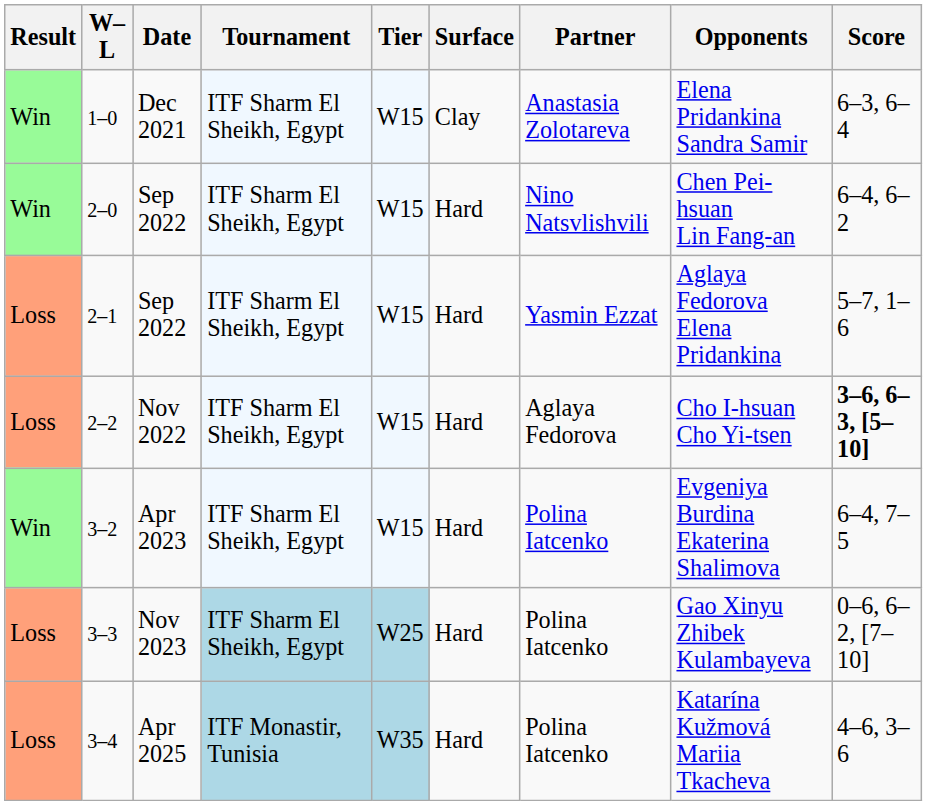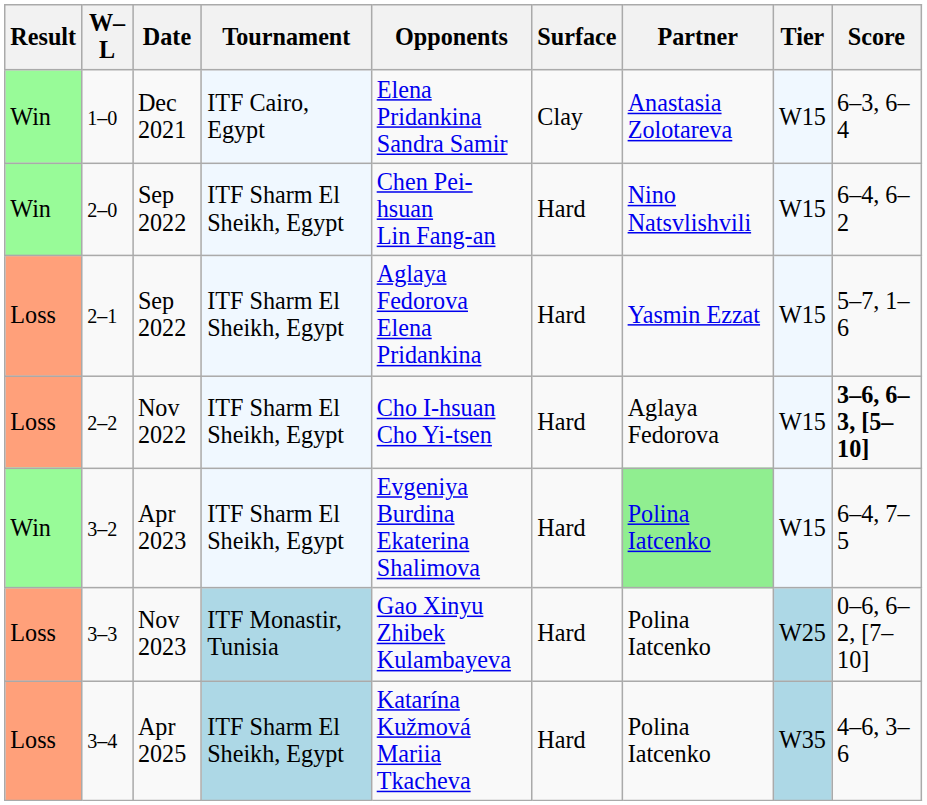columns swapped: (400, 37) <-> (751, 37)
(276, 116) ITF Sharm El Sheikh, Egypt -> (258, 116) ITF Cairo, Egypt
(567, 527) no background -> (669, 527) lightgreen background
(276, 634) ITF Sharm El Sheikh, Egypt -> (274, 634) ITF Monastir, Tunisia
(274, 740) ITF Monastir, Tunisia -> (276, 740) ITF Sharm El Sheikh, Egypt
